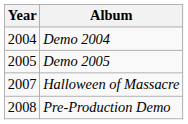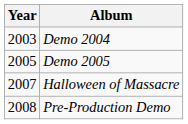(22, 38) 2004 -> (22, 38) 2003
